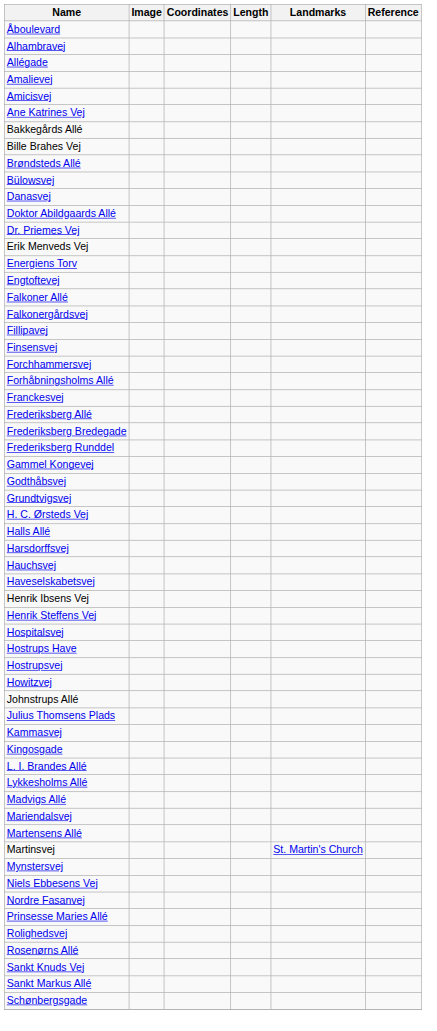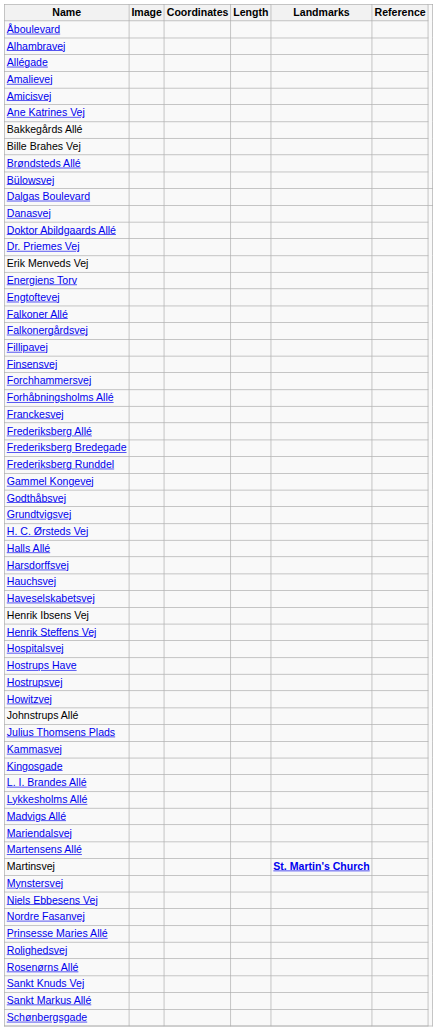+ row: (48, 197)
(318, 850) normal -> (322, 866) bold
